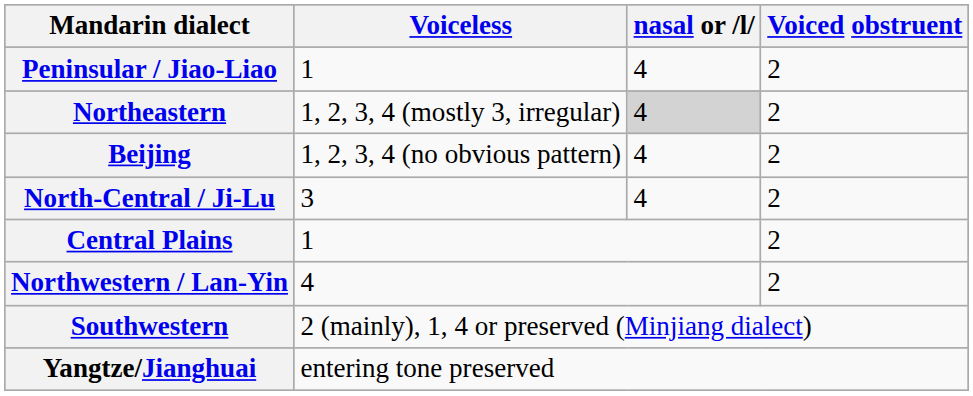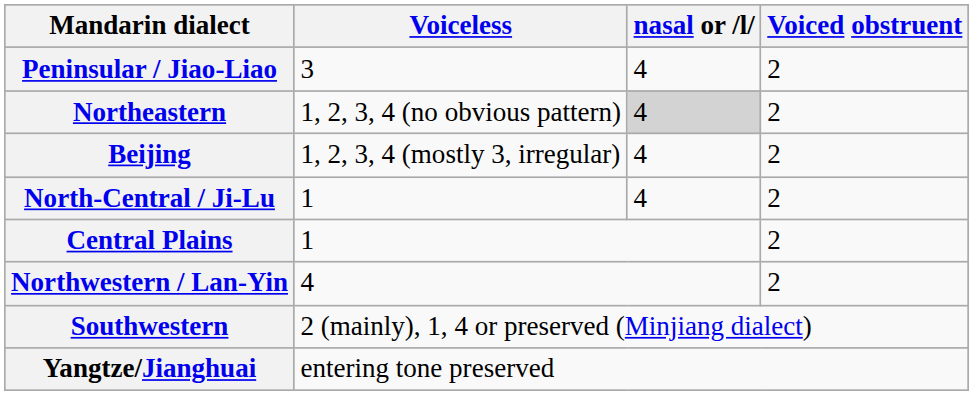(307, 68) 1 -> (307, 68) 3
(460, 111) 1, 2, 3, 4 (mostly 3, irregular) -> (461, 111) 1, 2, 3, 4 (no obvious pattern)
(461, 154) 1, 2, 3, 4 (no obvious pattern) -> (460, 154) 1, 2, 3, 4 (mostly 3, irregular)
(307, 197) 3 -> (307, 197) 1
